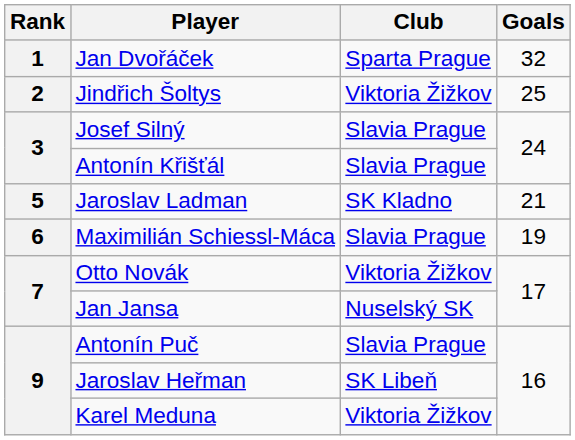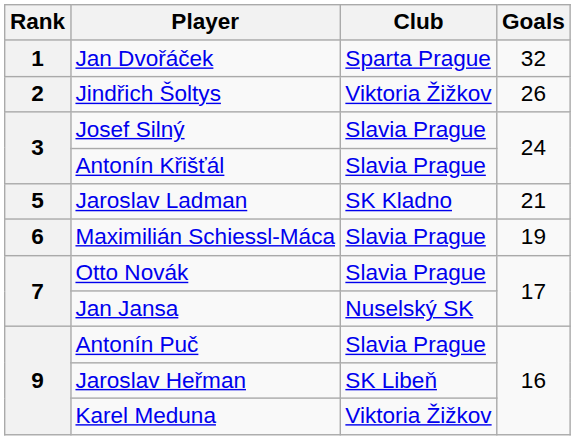(533, 93) 25 -> (533, 93) 26
(419, 272) Viktoria Žižkov -> (416, 272) Slavia Prague
